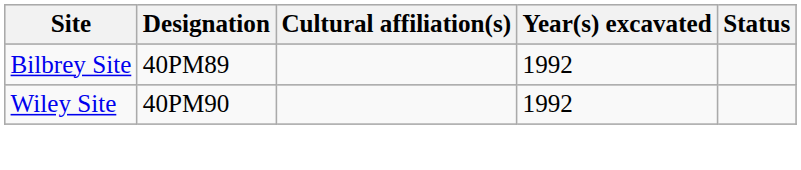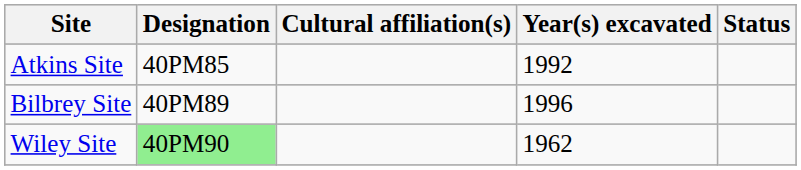+ row: (67, 64)
(548, 64) 1992 -> (548, 104) 1996
(186, 104) no background -> (186, 143) lightgreen background
(548, 104) 1992 -> (548, 143) 1962
